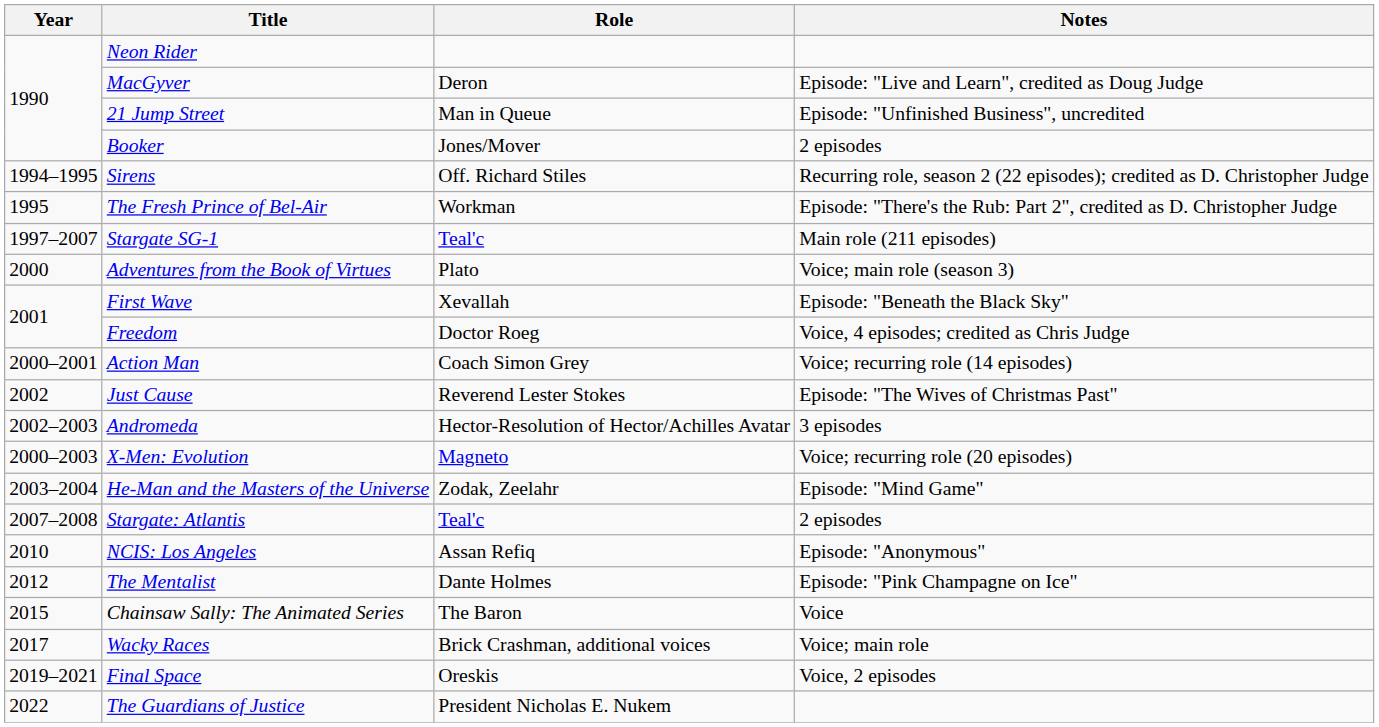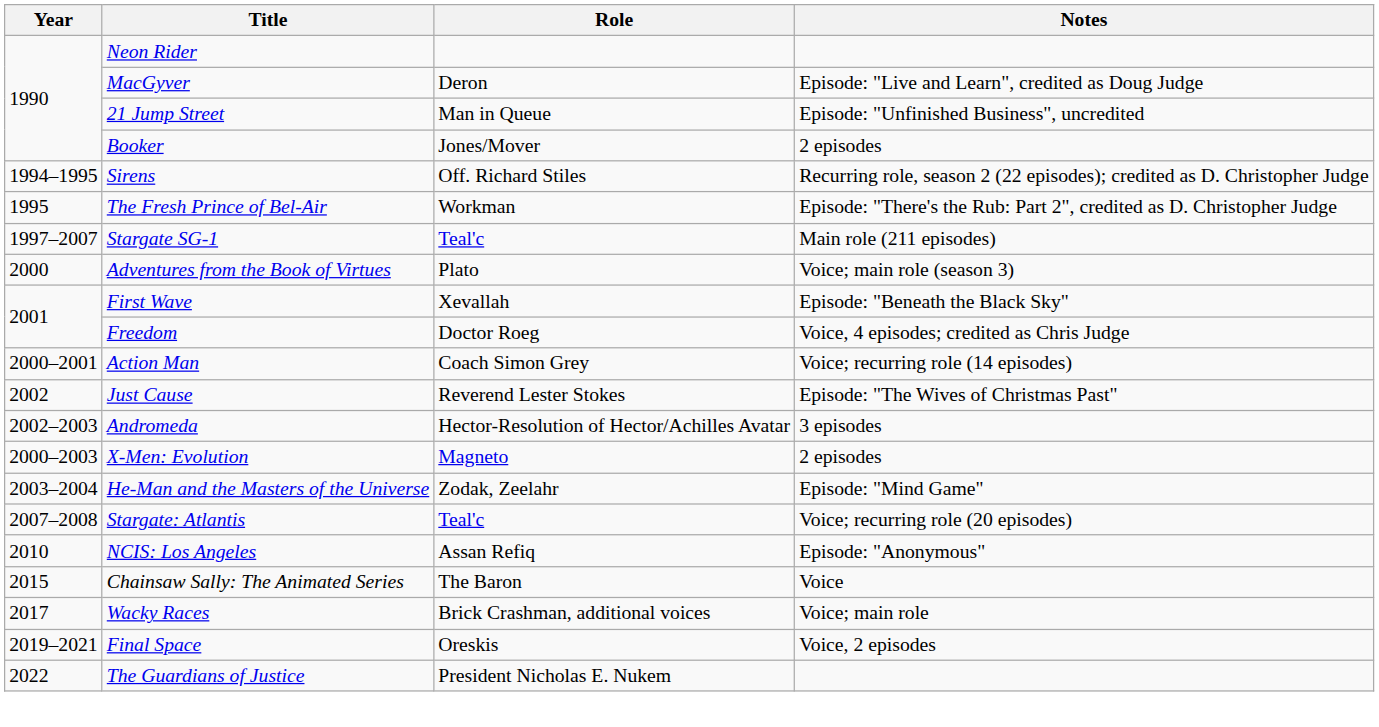(936, 457) Voice; recurring role (20 episodes) -> (840, 457) 2 episodes
(840, 519) 2 episodes -> (936, 519) Voice; recurring role (20 episodes)
- row: (161, 581)
